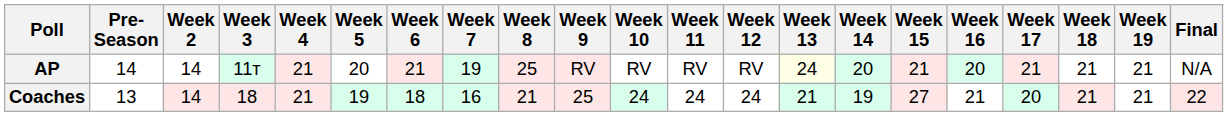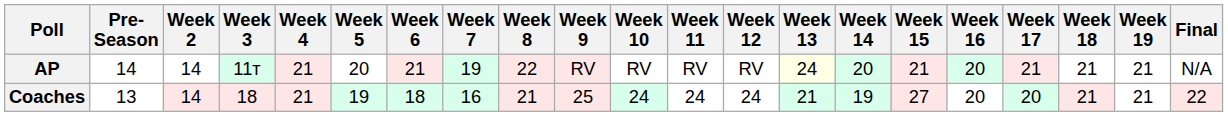(527, 69) 25 -> (527, 69) 22
(975, 98) 21 -> (975, 98) 20
